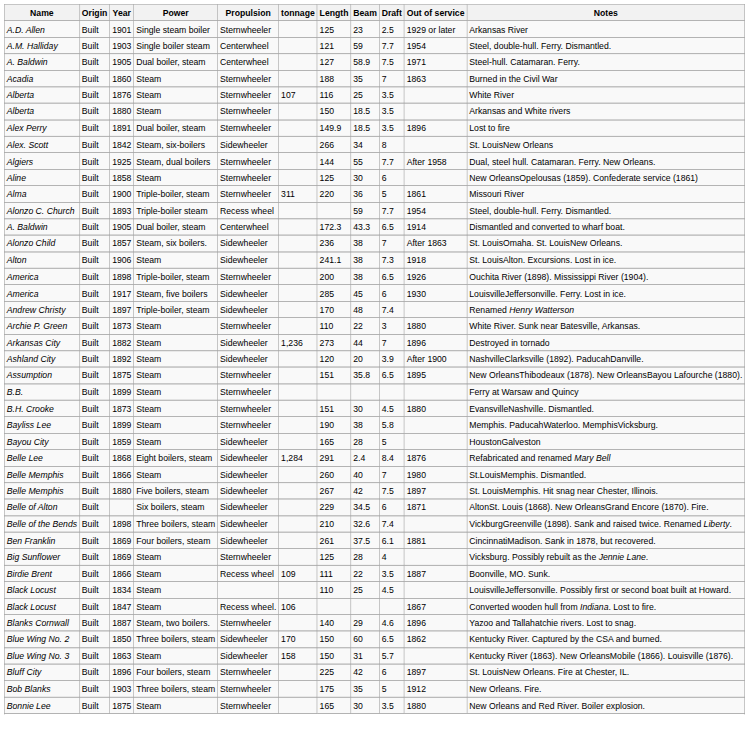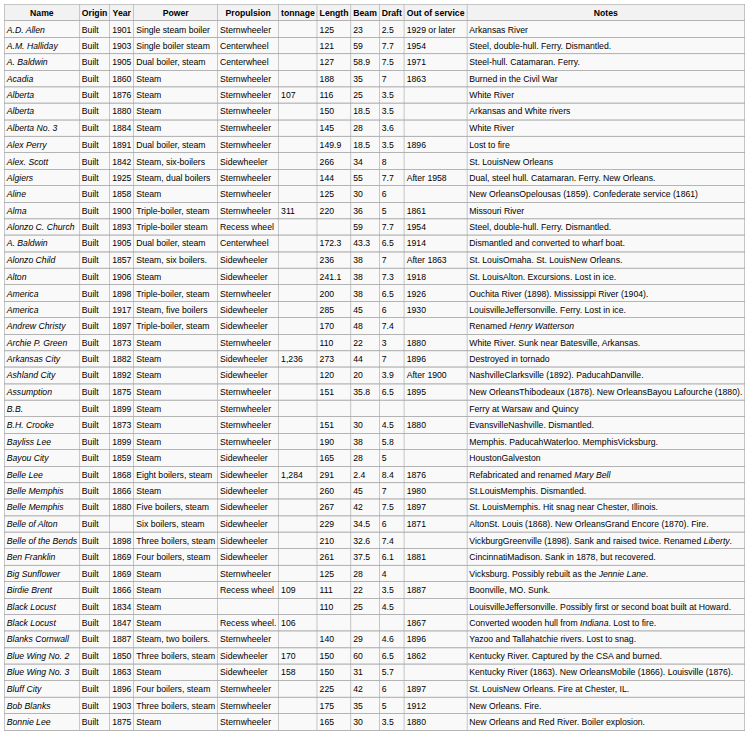+ row: (32, 128)
(358, 475) 40 -> (358, 491) 45
